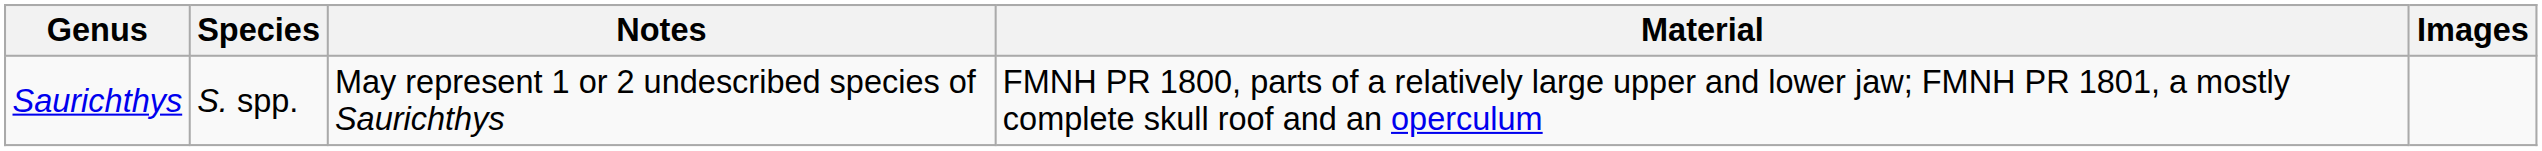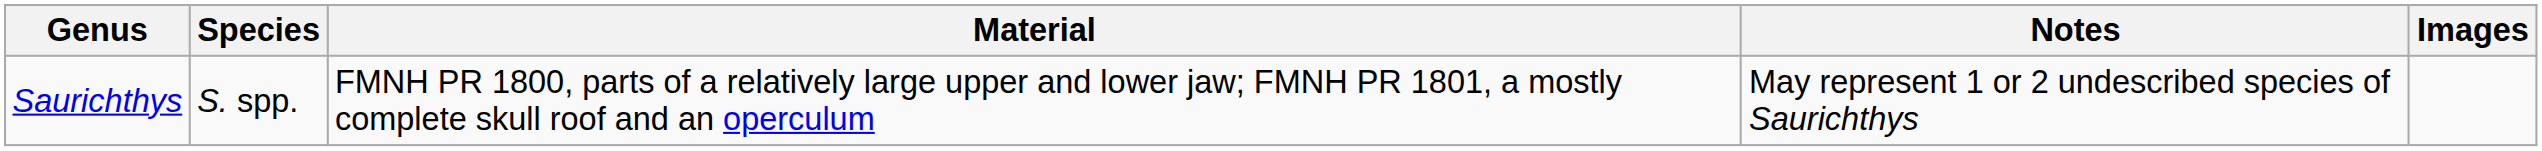columns swapped: (1702, 30) <-> (661, 30)
